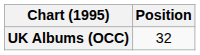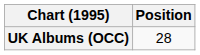(164, 38) 32 -> (164, 38) 28
